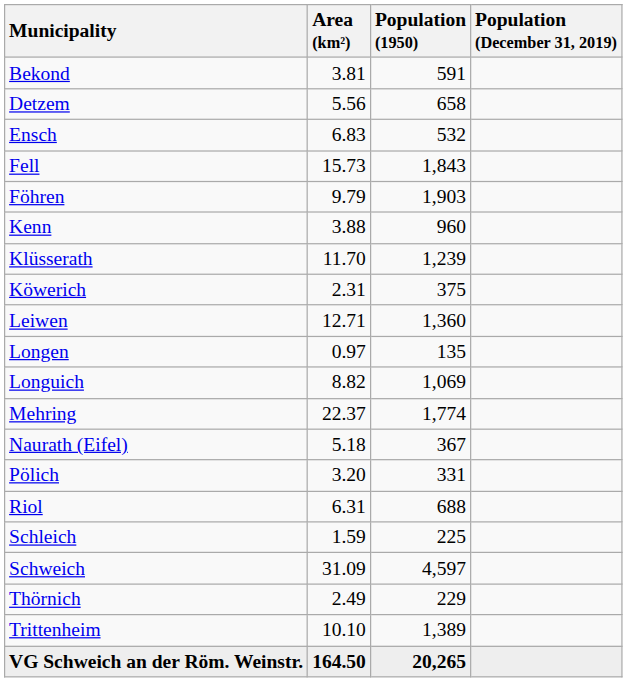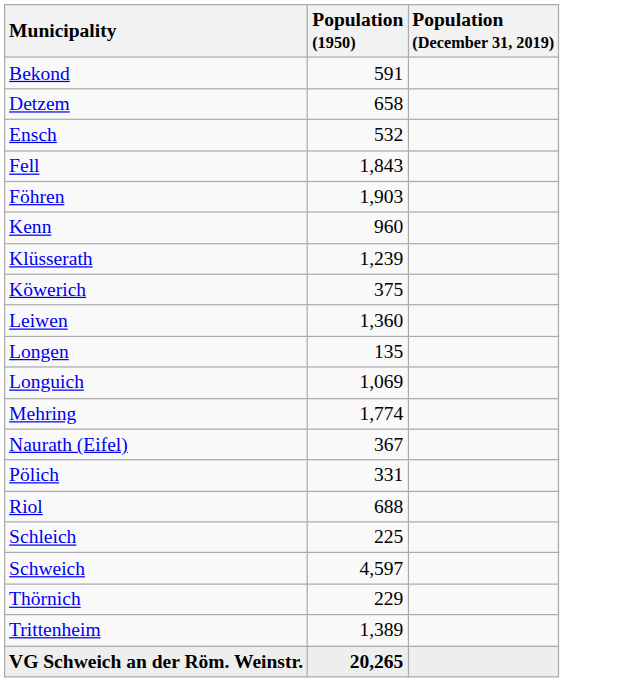- column: (333, 30)
